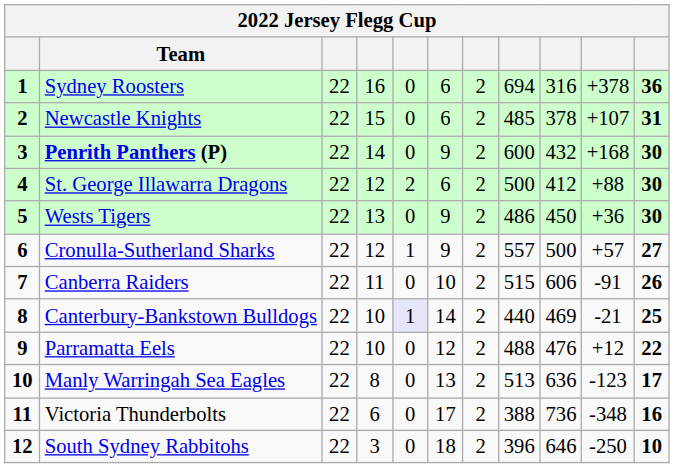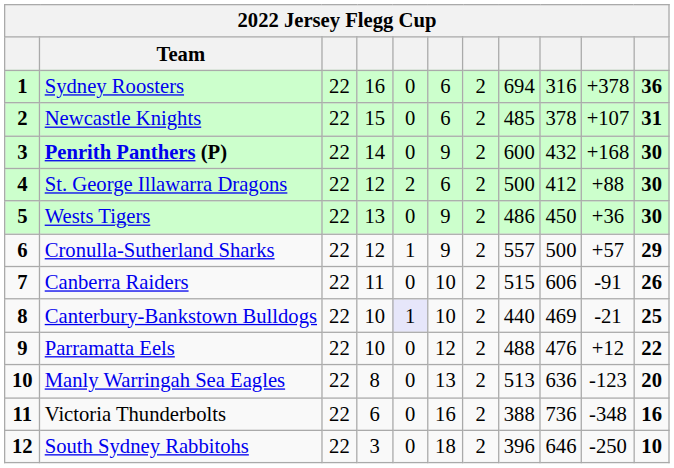(652, 250) 27 -> (652, 250) 29
(445, 315) 14 -> (445, 315) 10
(652, 380) 17 -> (652, 380) 20
(445, 413) 17 -> (445, 413) 16
